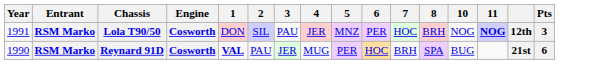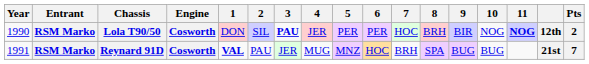+ column: (463, 13)
(18, 31) 1991 -> (18, 31) 1990
(287, 31) normal -> (288, 31) bold
(347, 31) MNZ -> (348, 31) PER
(544, 31) 3 -> (574, 31) 2
(18, 50) 1990 -> (18, 50) 1991
(347, 50) PER -> (348, 50) MNZ
(544, 50) 6 -> (574, 50) 7
